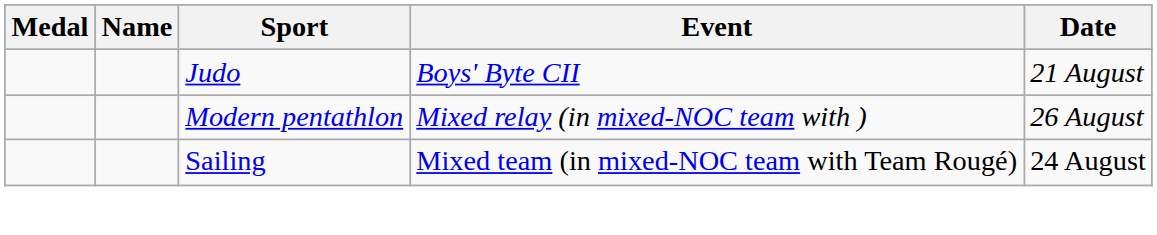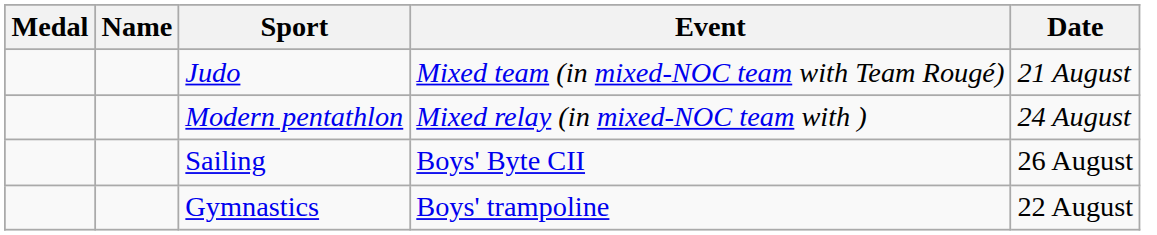(498, 71) Boys' Byte CII -> (710, 71) Mixed team (in mixed-NOC team with Team Rougé)
(1087, 116) 26 August -> (1074, 116) 24 August
(717, 161) Mixed team (in mixed-NOC team with Team Rougé) -> (501, 161) Boys' Byte CII
(1088, 161) 24 August -> (1075, 161) 26 August
+ row: (252, 206)
